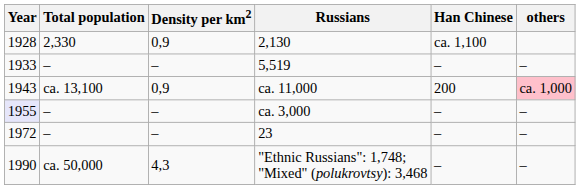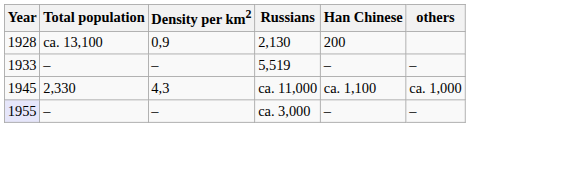(59, 42) 2,330 -> (73, 42) ca. 13,100
(460, 42) ca. 1,100 -> (335, 42) 200
(22, 88) 1943 -> (22, 88) 1945
(73, 88) ca. 13,100 -> (59, 88) 2,330
(160, 88) 0,9 -> (160, 88) 4,3
(445, 88) 200 -> (350, 88) ca. 1,100
(546, 88) pink background -> (435, 88) no background
- row: (265, 134)
- row: (343, 164)
